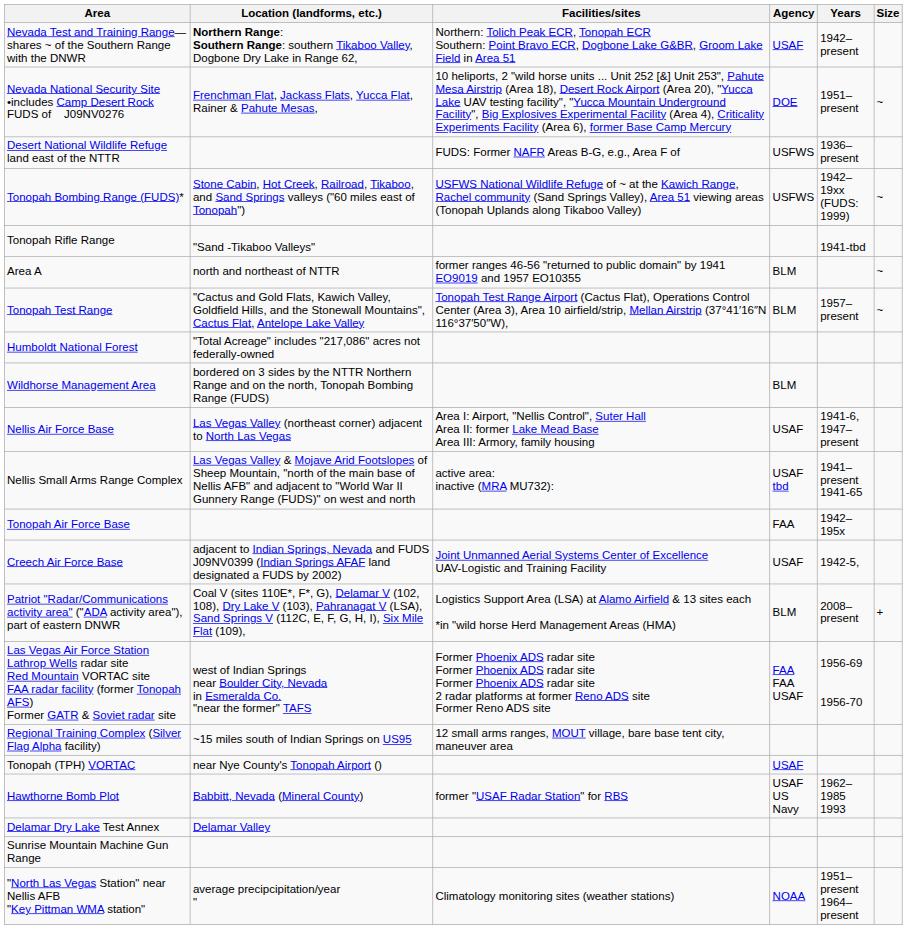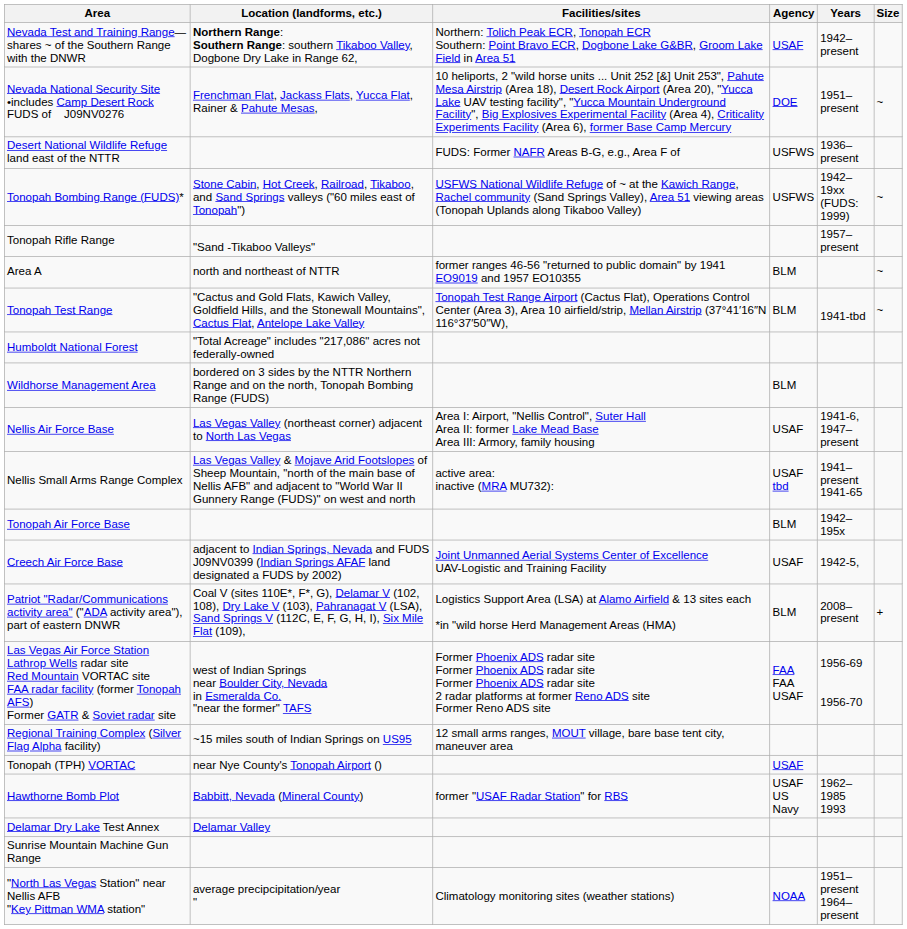(843, 247) 1941-tbd -> (839, 241) 1957–present
(839, 310) 1957–present -> (843, 316) 1941-tbd
(783, 524) FAA -> (784, 524) BLM
